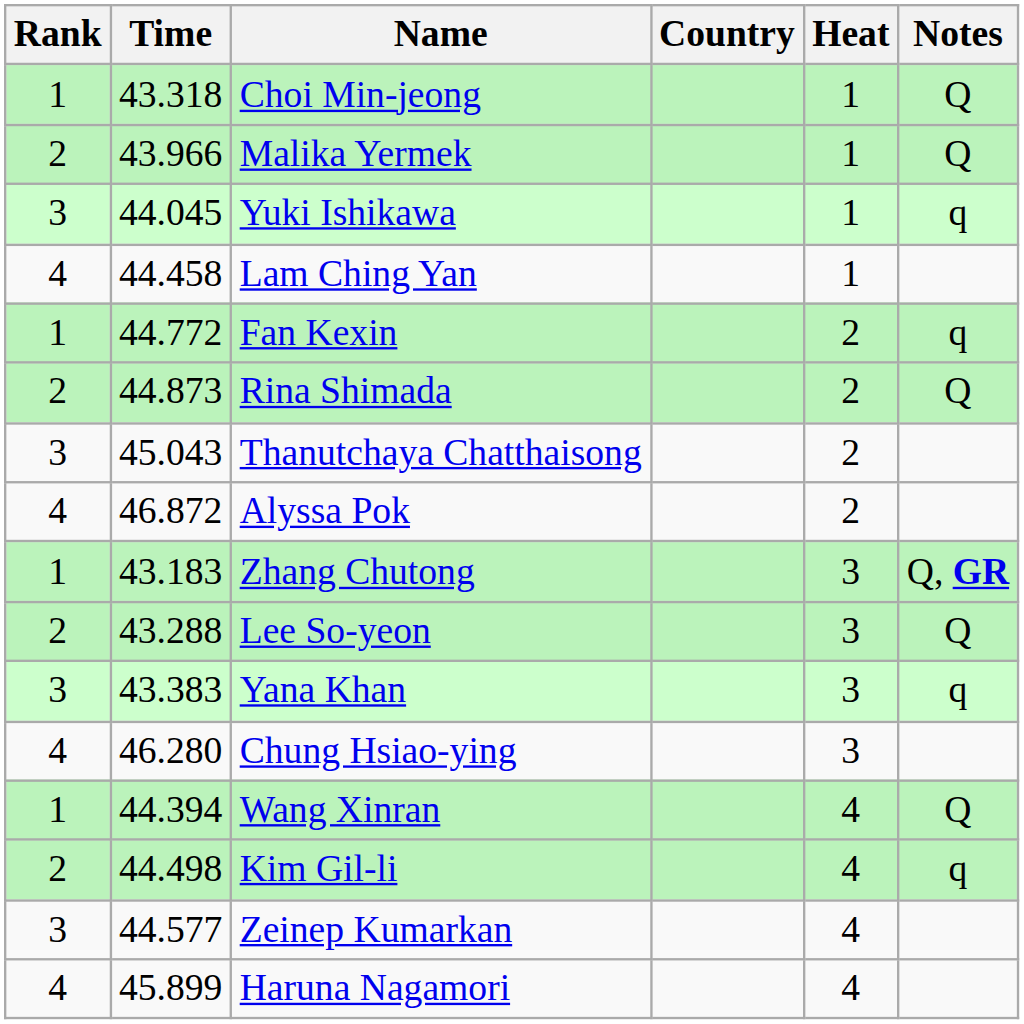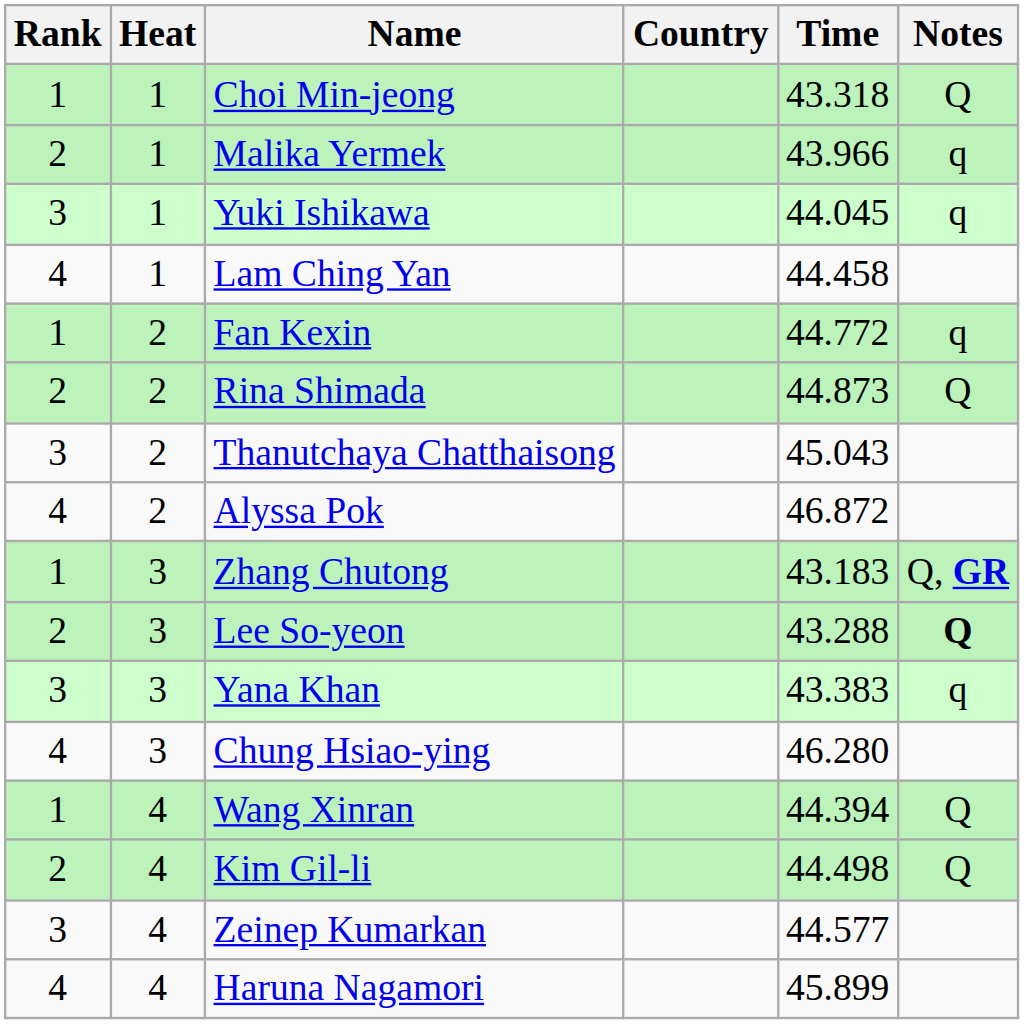columns swapped: (851, 34) <-> (171, 34)
(958, 153) Q -> (958, 153) q
(958, 630) normal -> (958, 630) bold
(958, 869) q -> (958, 869) Q
